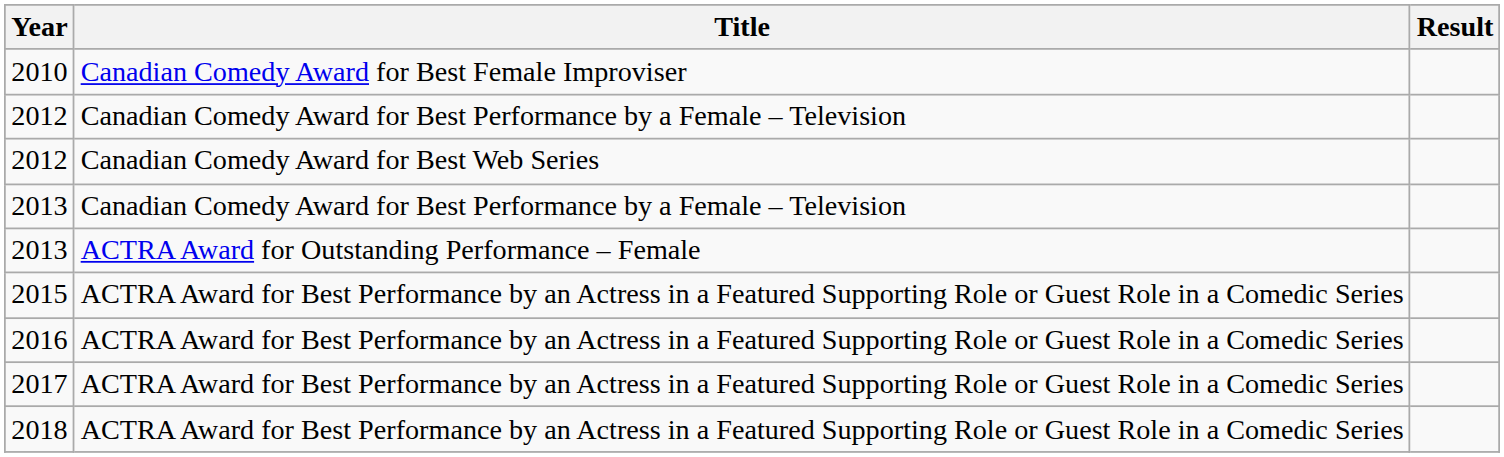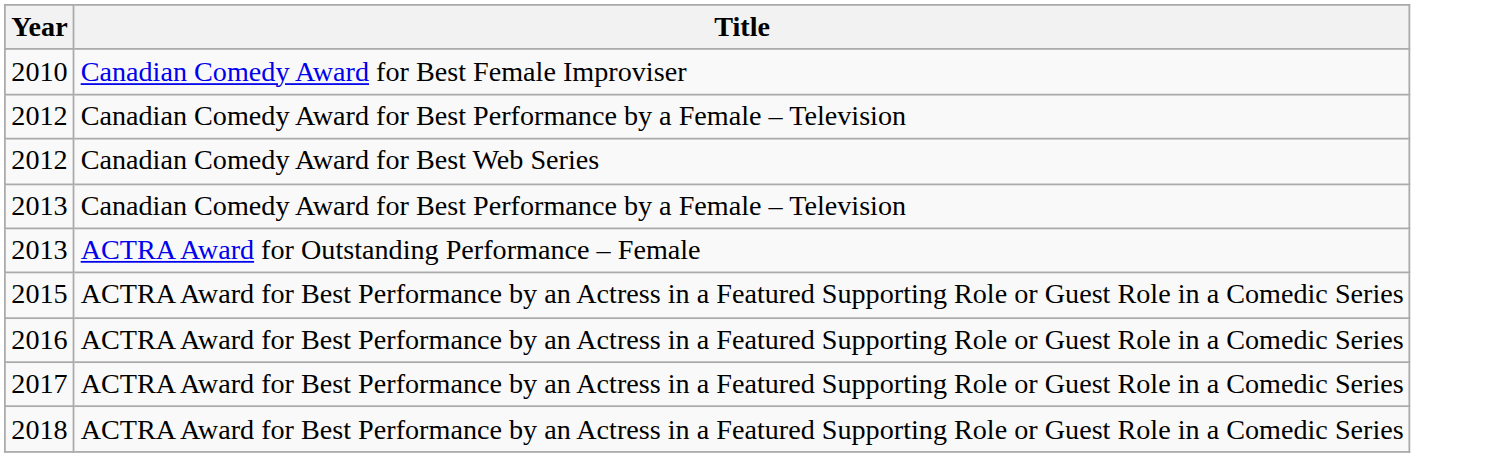- column: (1455, 26)
